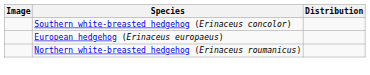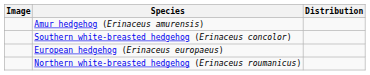+ row: (119, 24)
